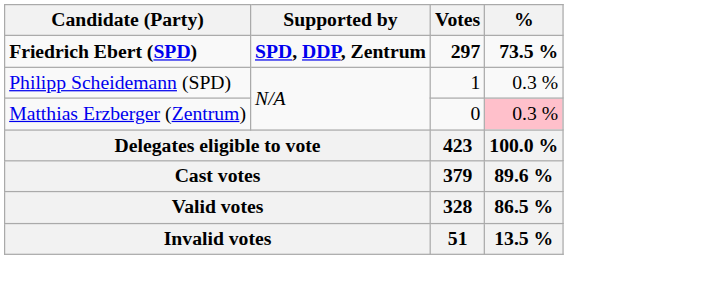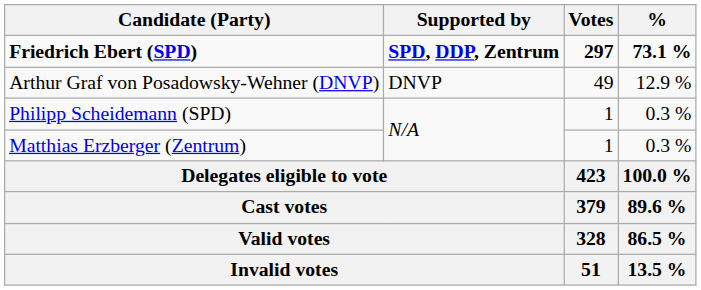(529, 51) 73.5 % -> (662, 51) 73.1 %
+ row: (194, 82)
(475, 113) 0 -> (609, 144) 1
(535, 113) pink background -> (669, 144) no background
